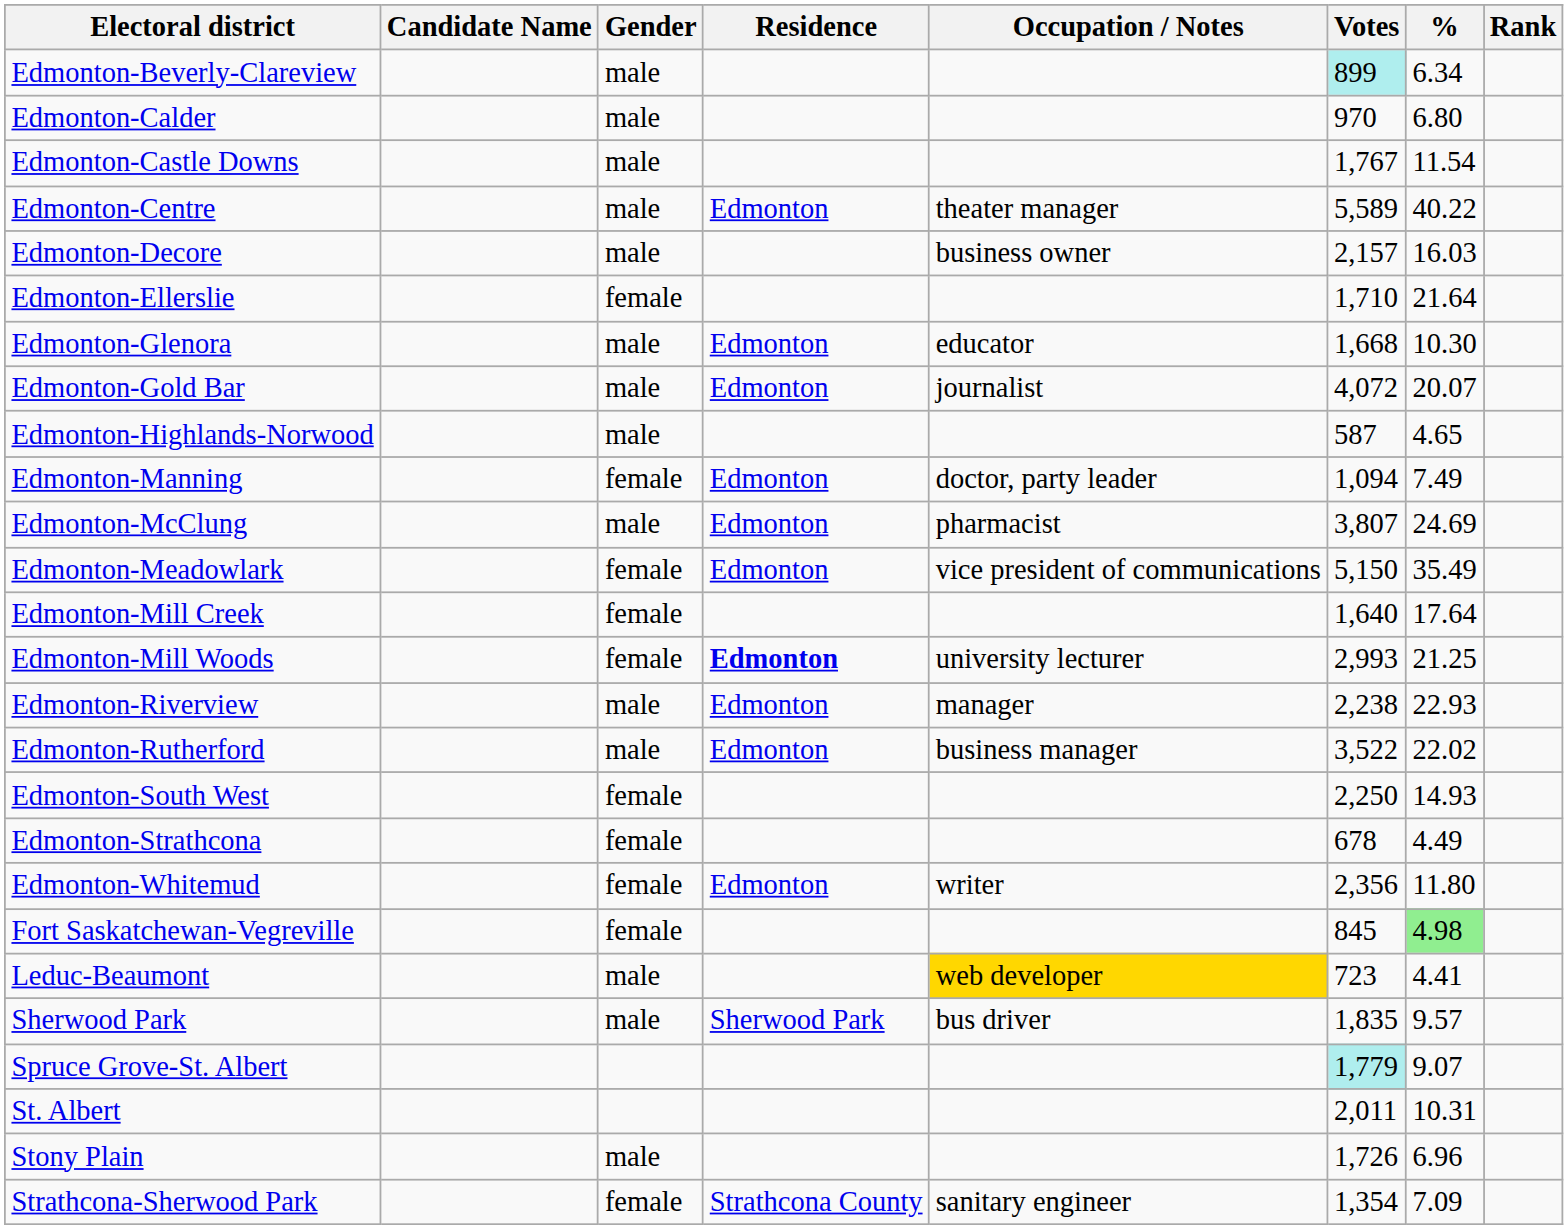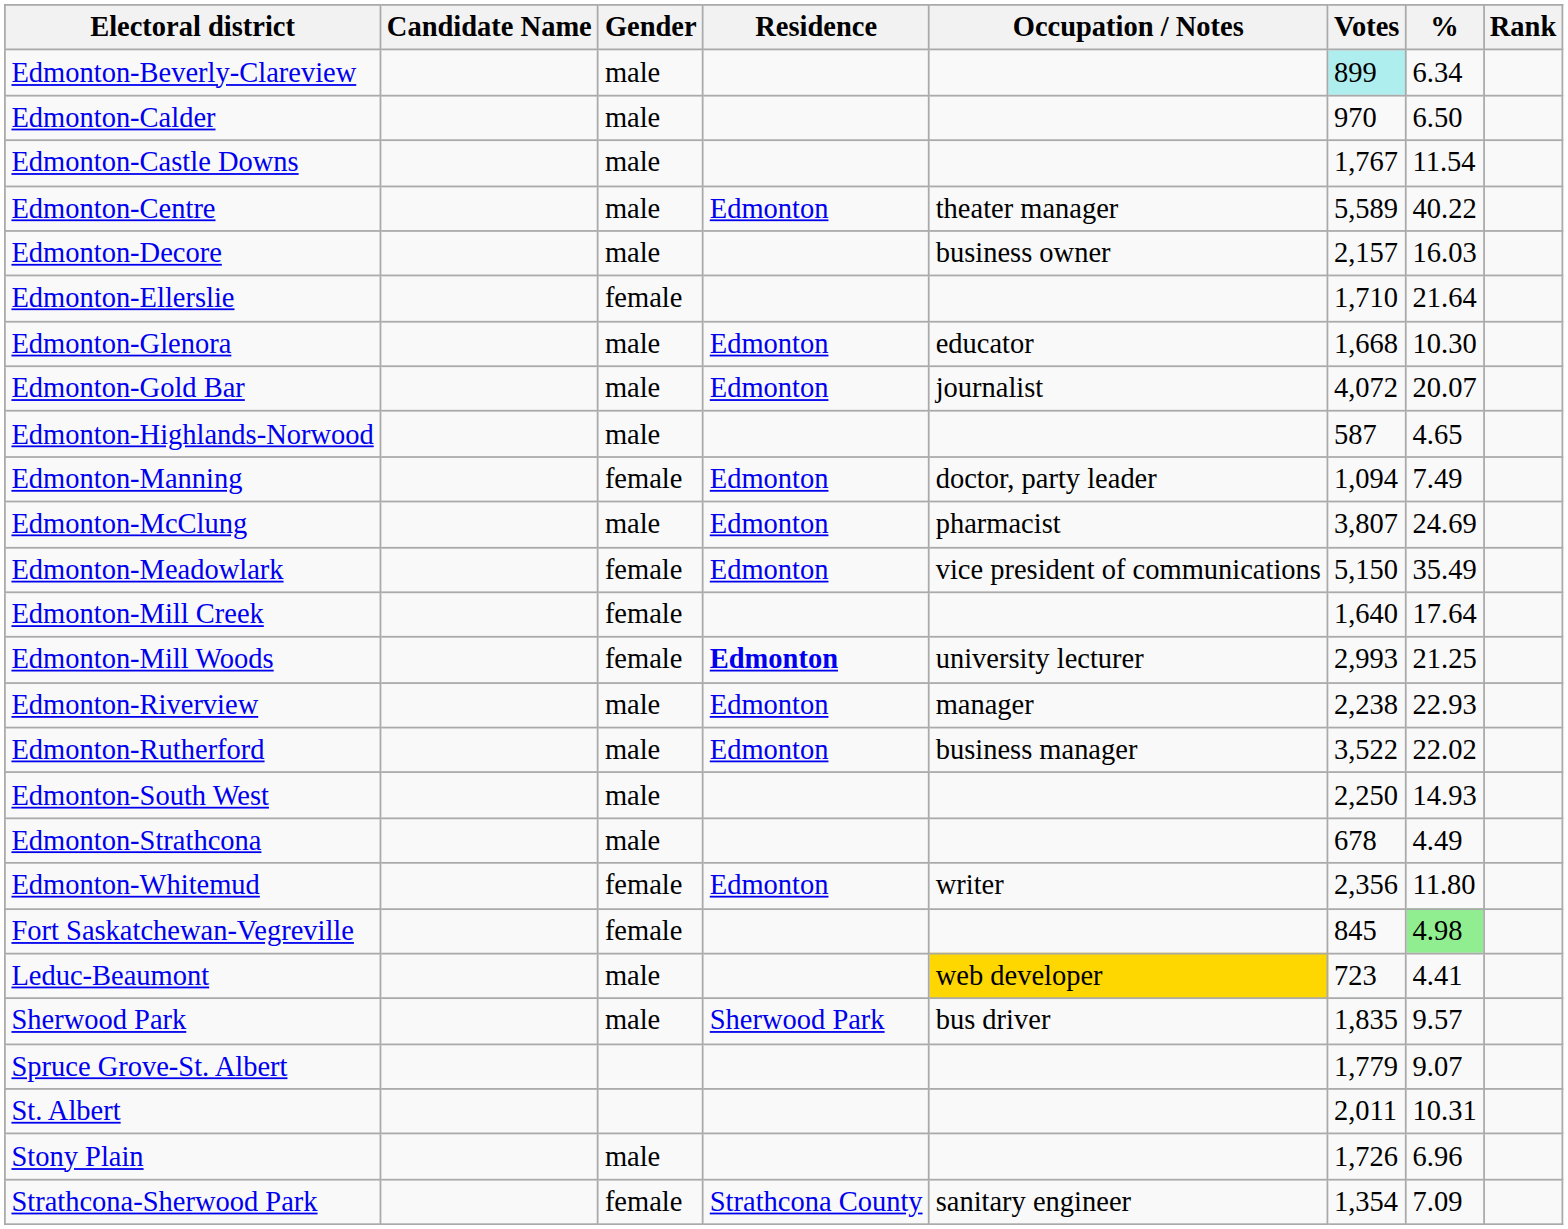(1437, 117) 6.80 -> (1437, 117) 6.50
(644, 794) female -> (633, 794) male
(644, 840) female -> (633, 840) male
(1366, 1065) paleturquoise background -> (1366, 1065) no background
